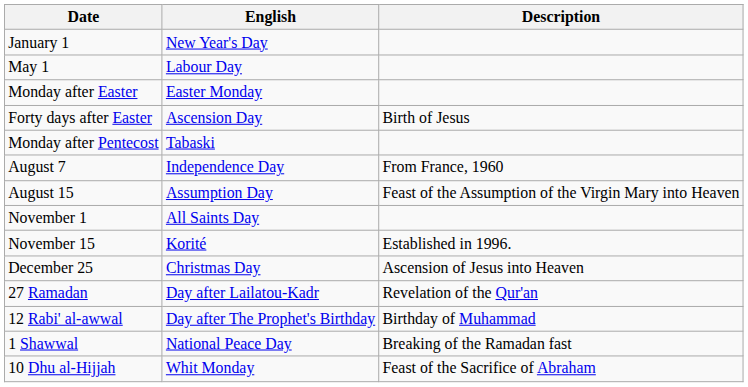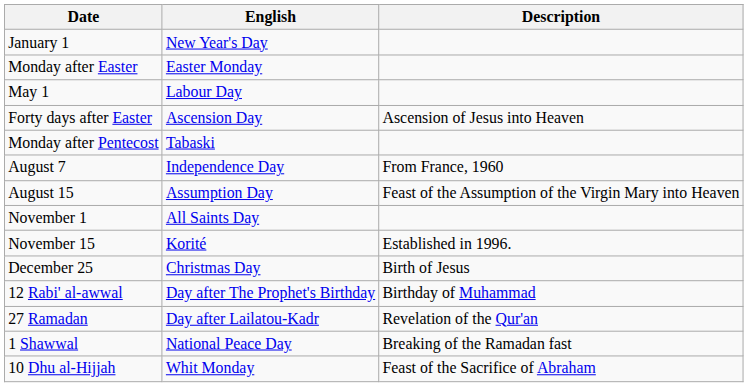rows swapped: (73, 92) <-> (29, 67)
(426, 117) Birth of Jesus -> (483, 117) Ascension of Jesus into Heaven
(483, 268) Ascension of Jesus into Heaven -> (426, 268) Birth of Jesus
rows swapped: (65, 318) <-> (48, 293)
